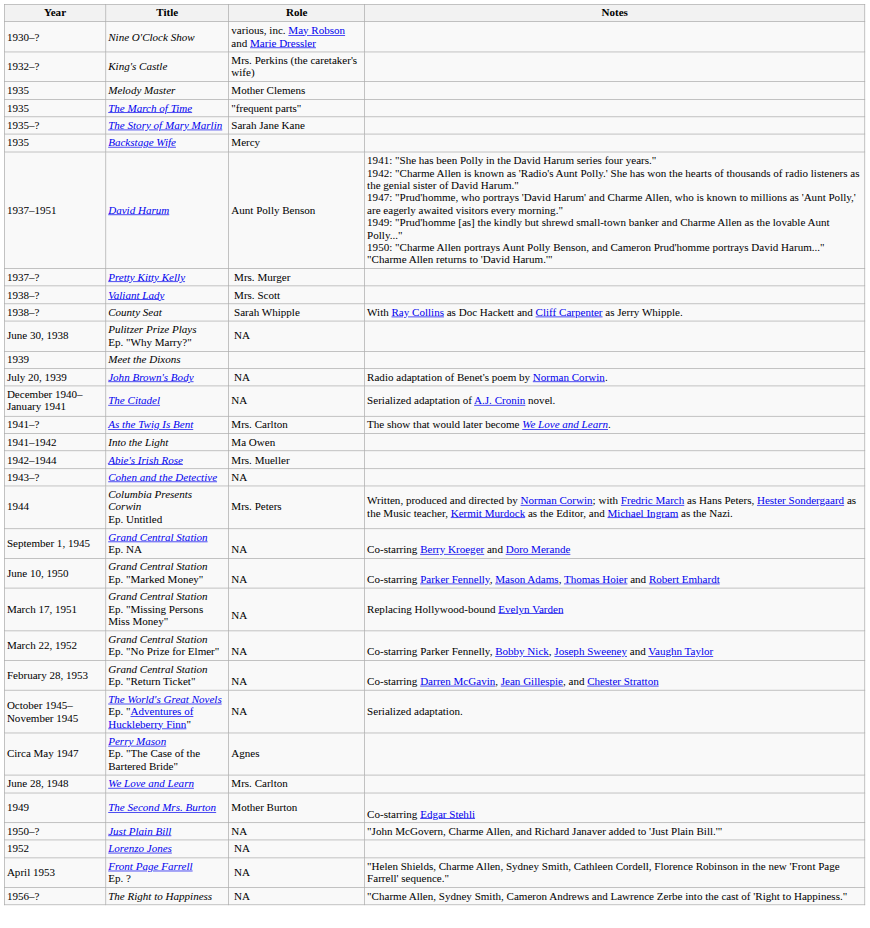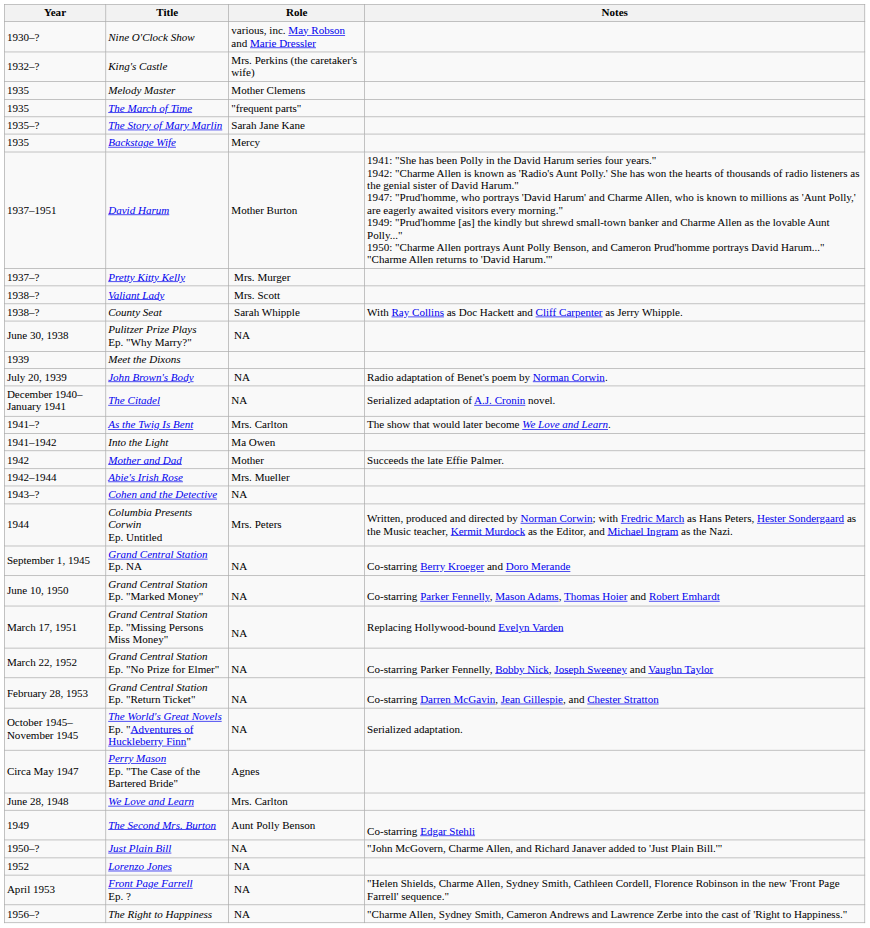(273, 210) Aunt Polly Benson -> (264, 210) Mother Burton
+ row: (145, 459)
(264, 807) Mother Burton -> (273, 825) Aunt Polly Benson
